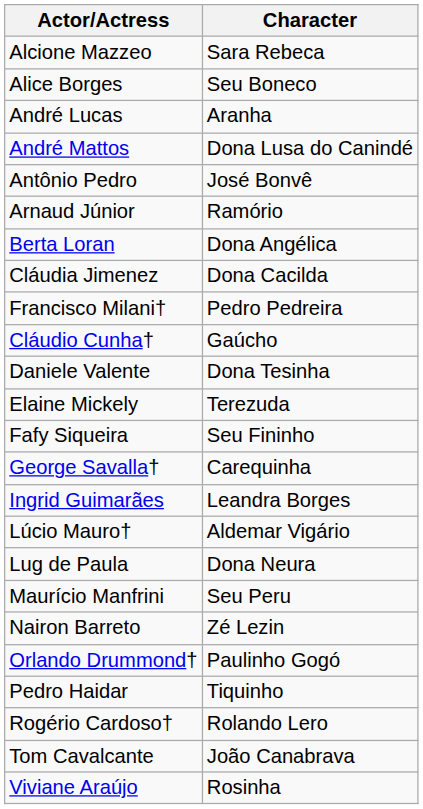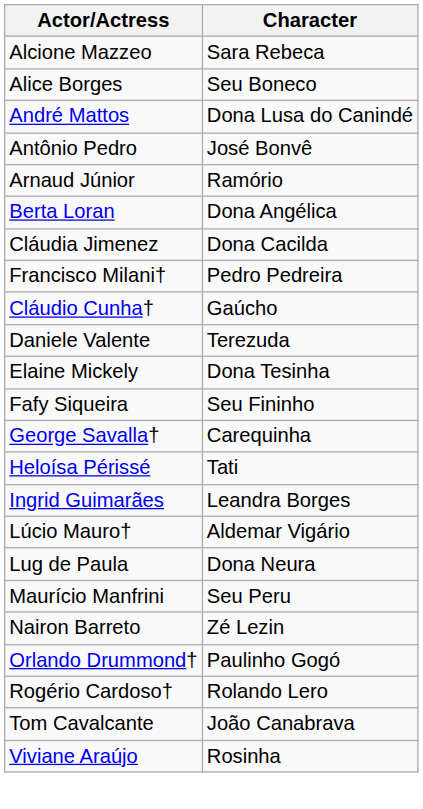- row: (66, 116)
(268, 372) Dona Tesinha -> (248, 340) Terezuda
(248, 404) Terezuda -> (268, 372) Dona Tesinha
+ row: (80, 468)
- row: (69, 691)
